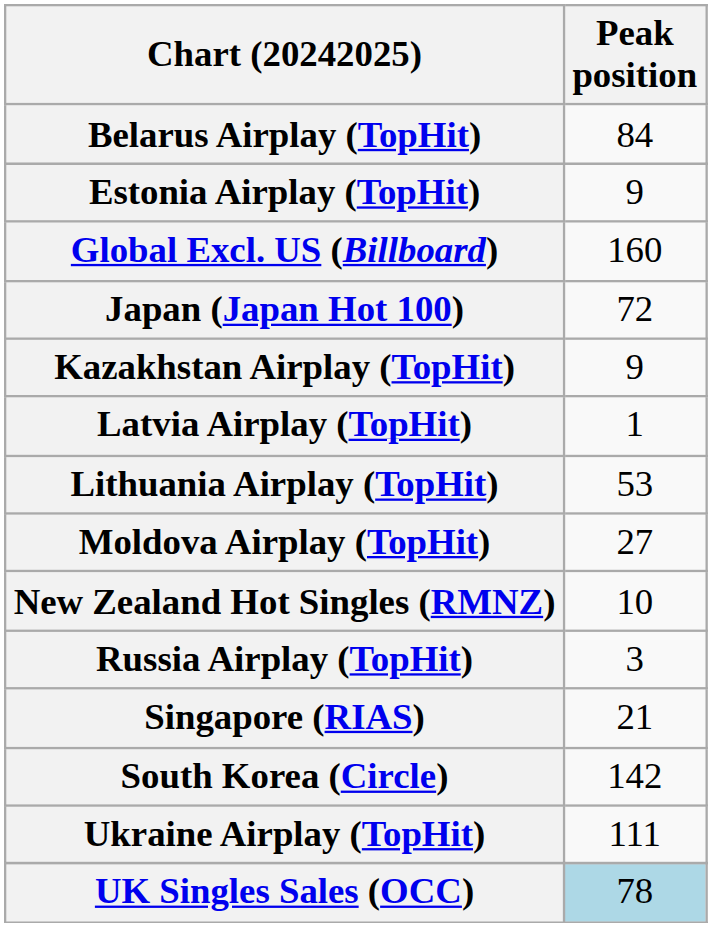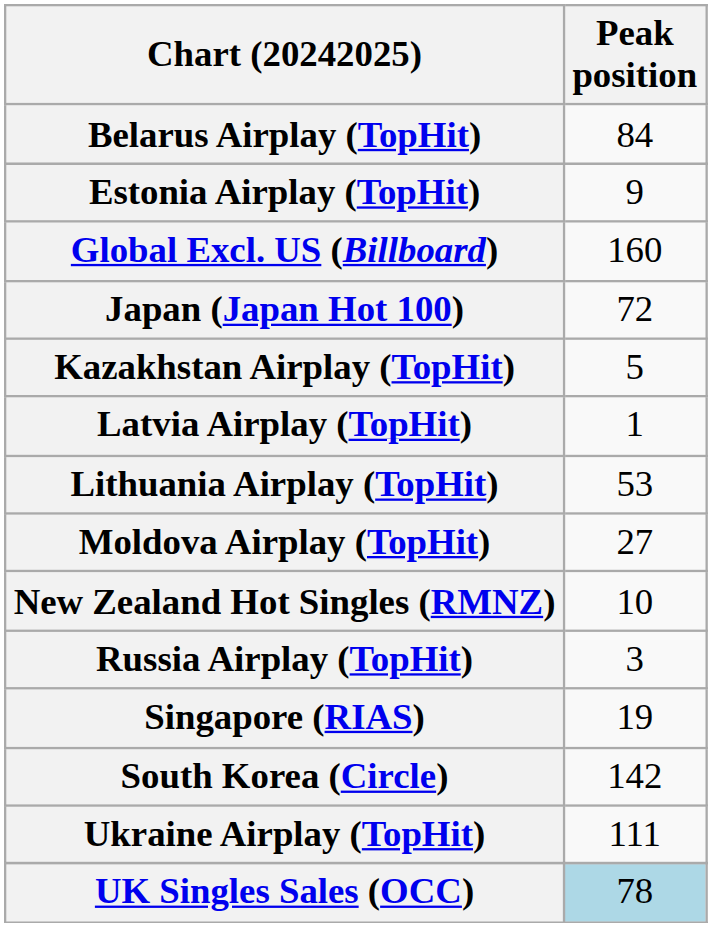(635, 366) 9 -> (635, 366) 5
(635, 717) 21 -> (635, 717) 19
